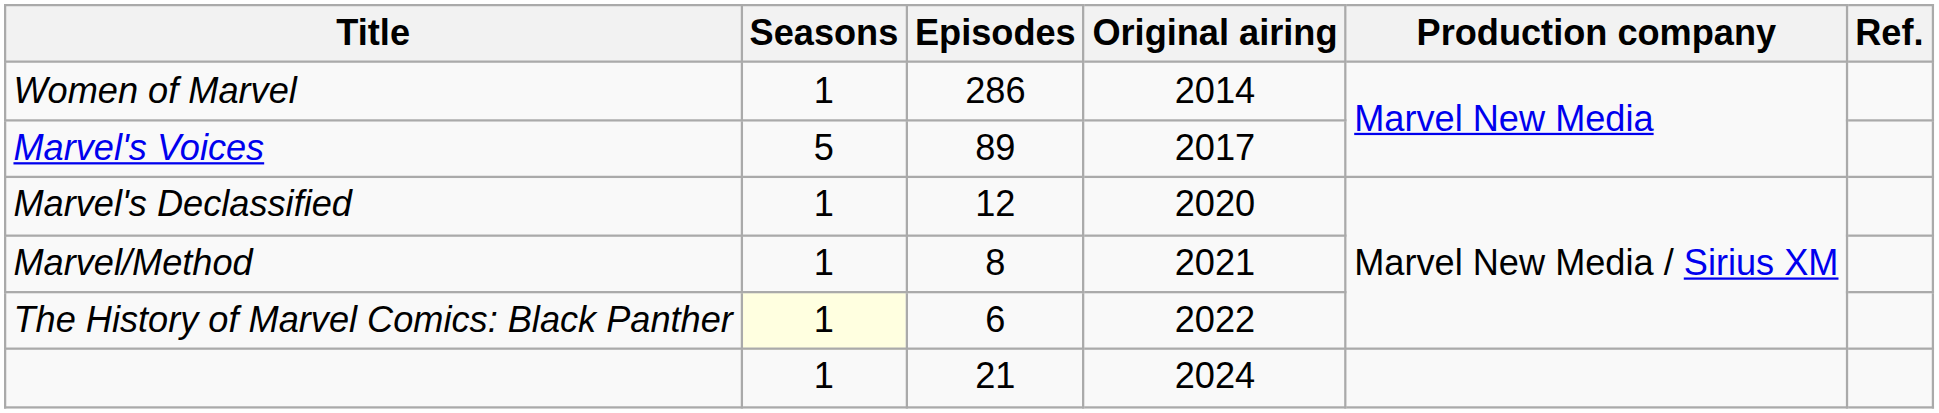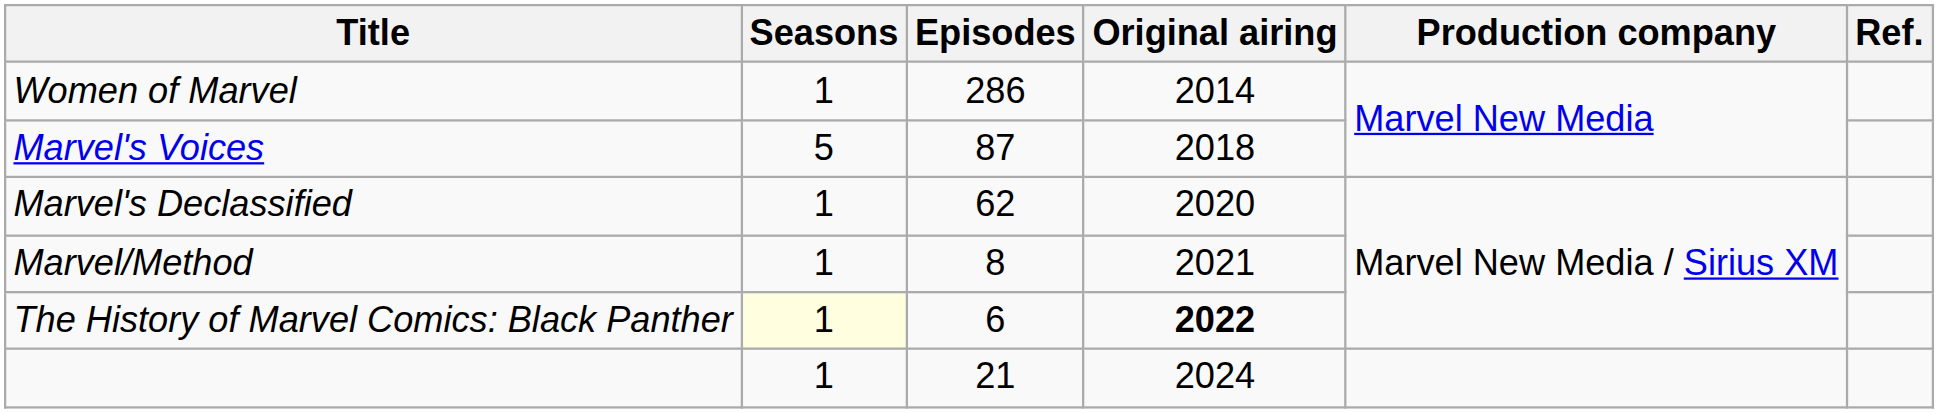(995, 147) 89 -> (995, 147) 87
(1215, 147) 2017 -> (1215, 147) 2018
(995, 205) 12 -> (995, 205) 62
(1215, 319) normal -> (1215, 319) bold
